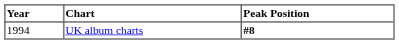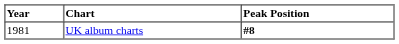(18, 30) 1994 -> (18, 30) 1981
